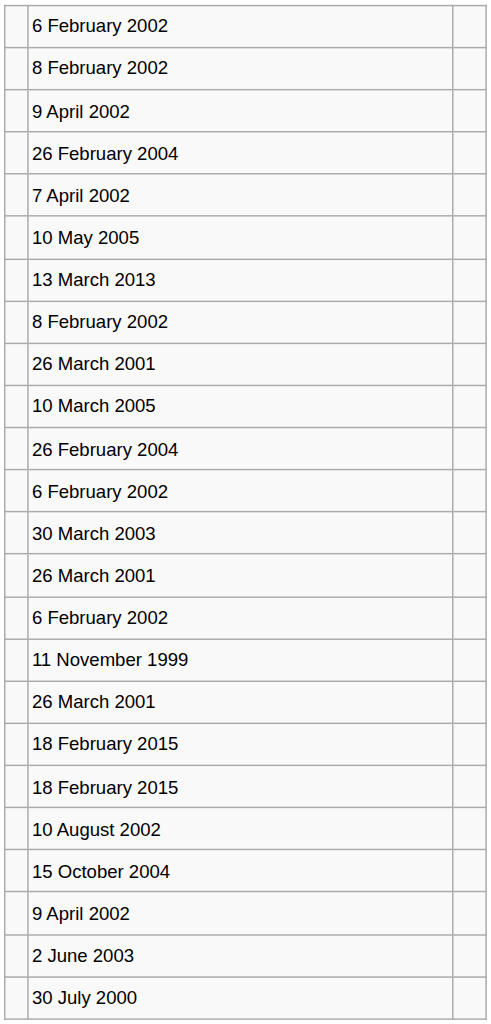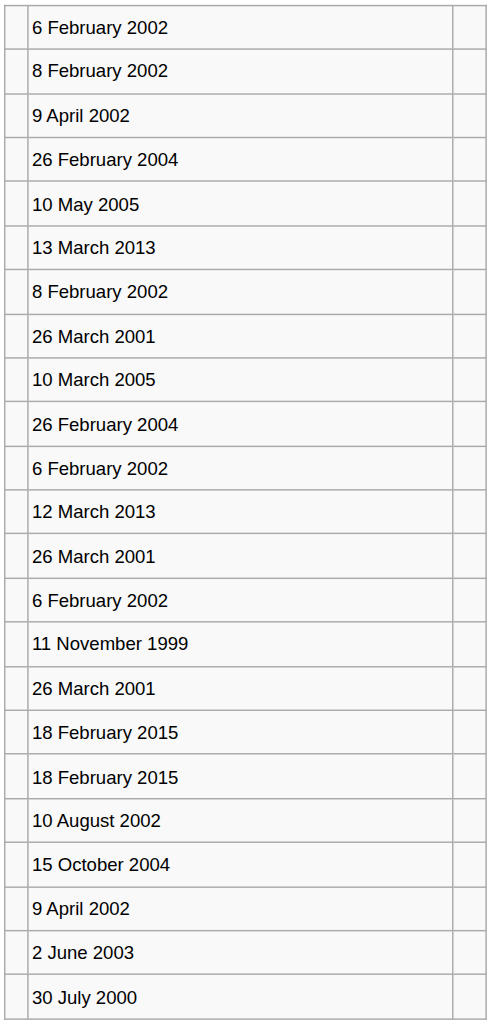- row: (16, 195)
+ row: (16, 512)
- row: (16, 533)
